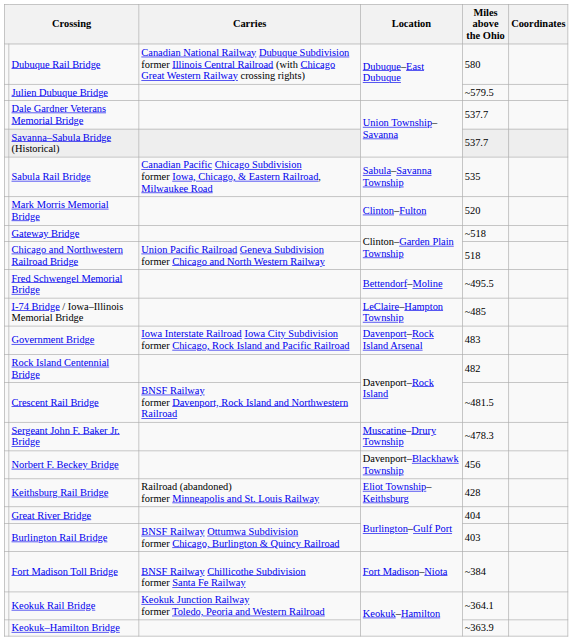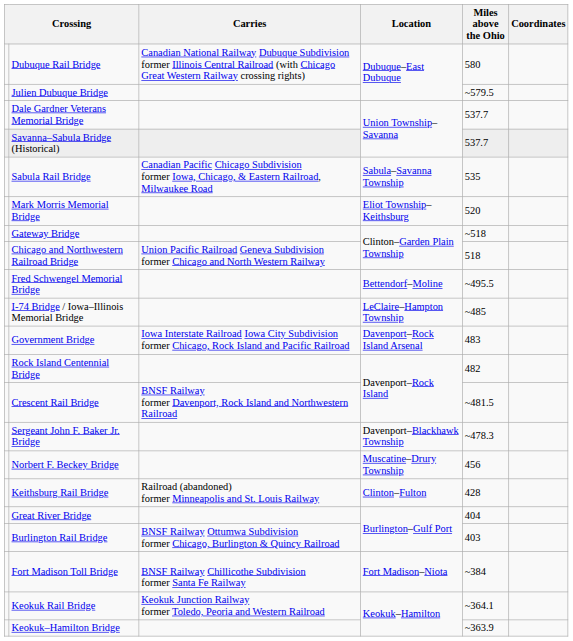(395, 211) Clinton–Fulton -> (397, 211) Eliot Township–Keithsburg
(399, 436) Muscatine–Drury Township -> (411, 436) Davenport–Blackhawk Township
(411, 464) Davenport–Blackhawk Township -> (399, 464) Muscatine–Drury Township
(397, 493) Eliot Township–Keithsburg -> (395, 493) Clinton–Fulton
